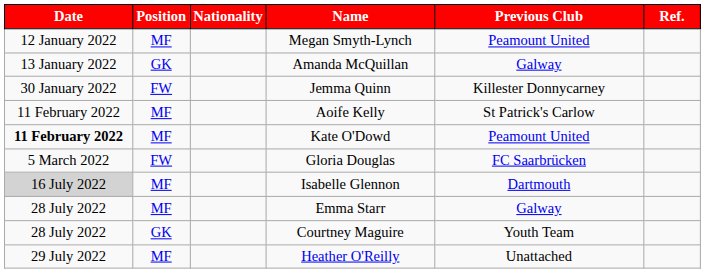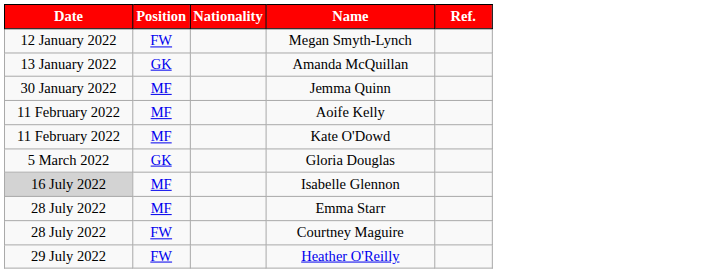- column: (539, 16)
(161, 40) MF -> (161, 40) FW
(161, 88) FW -> (161, 88) MF
(69, 136) bold -> (69, 136) normal
(161, 160) FW -> (161, 160) GK
(161, 232) GK -> (161, 232) FW
(161, 256) MF -> (161, 256) FW
